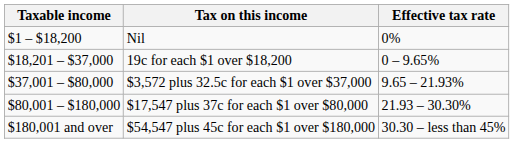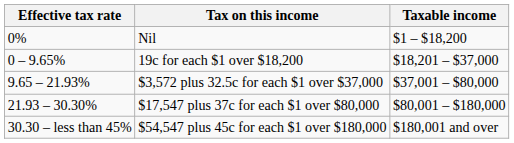columns swapped: (64, 15) <-> (444, 15)
